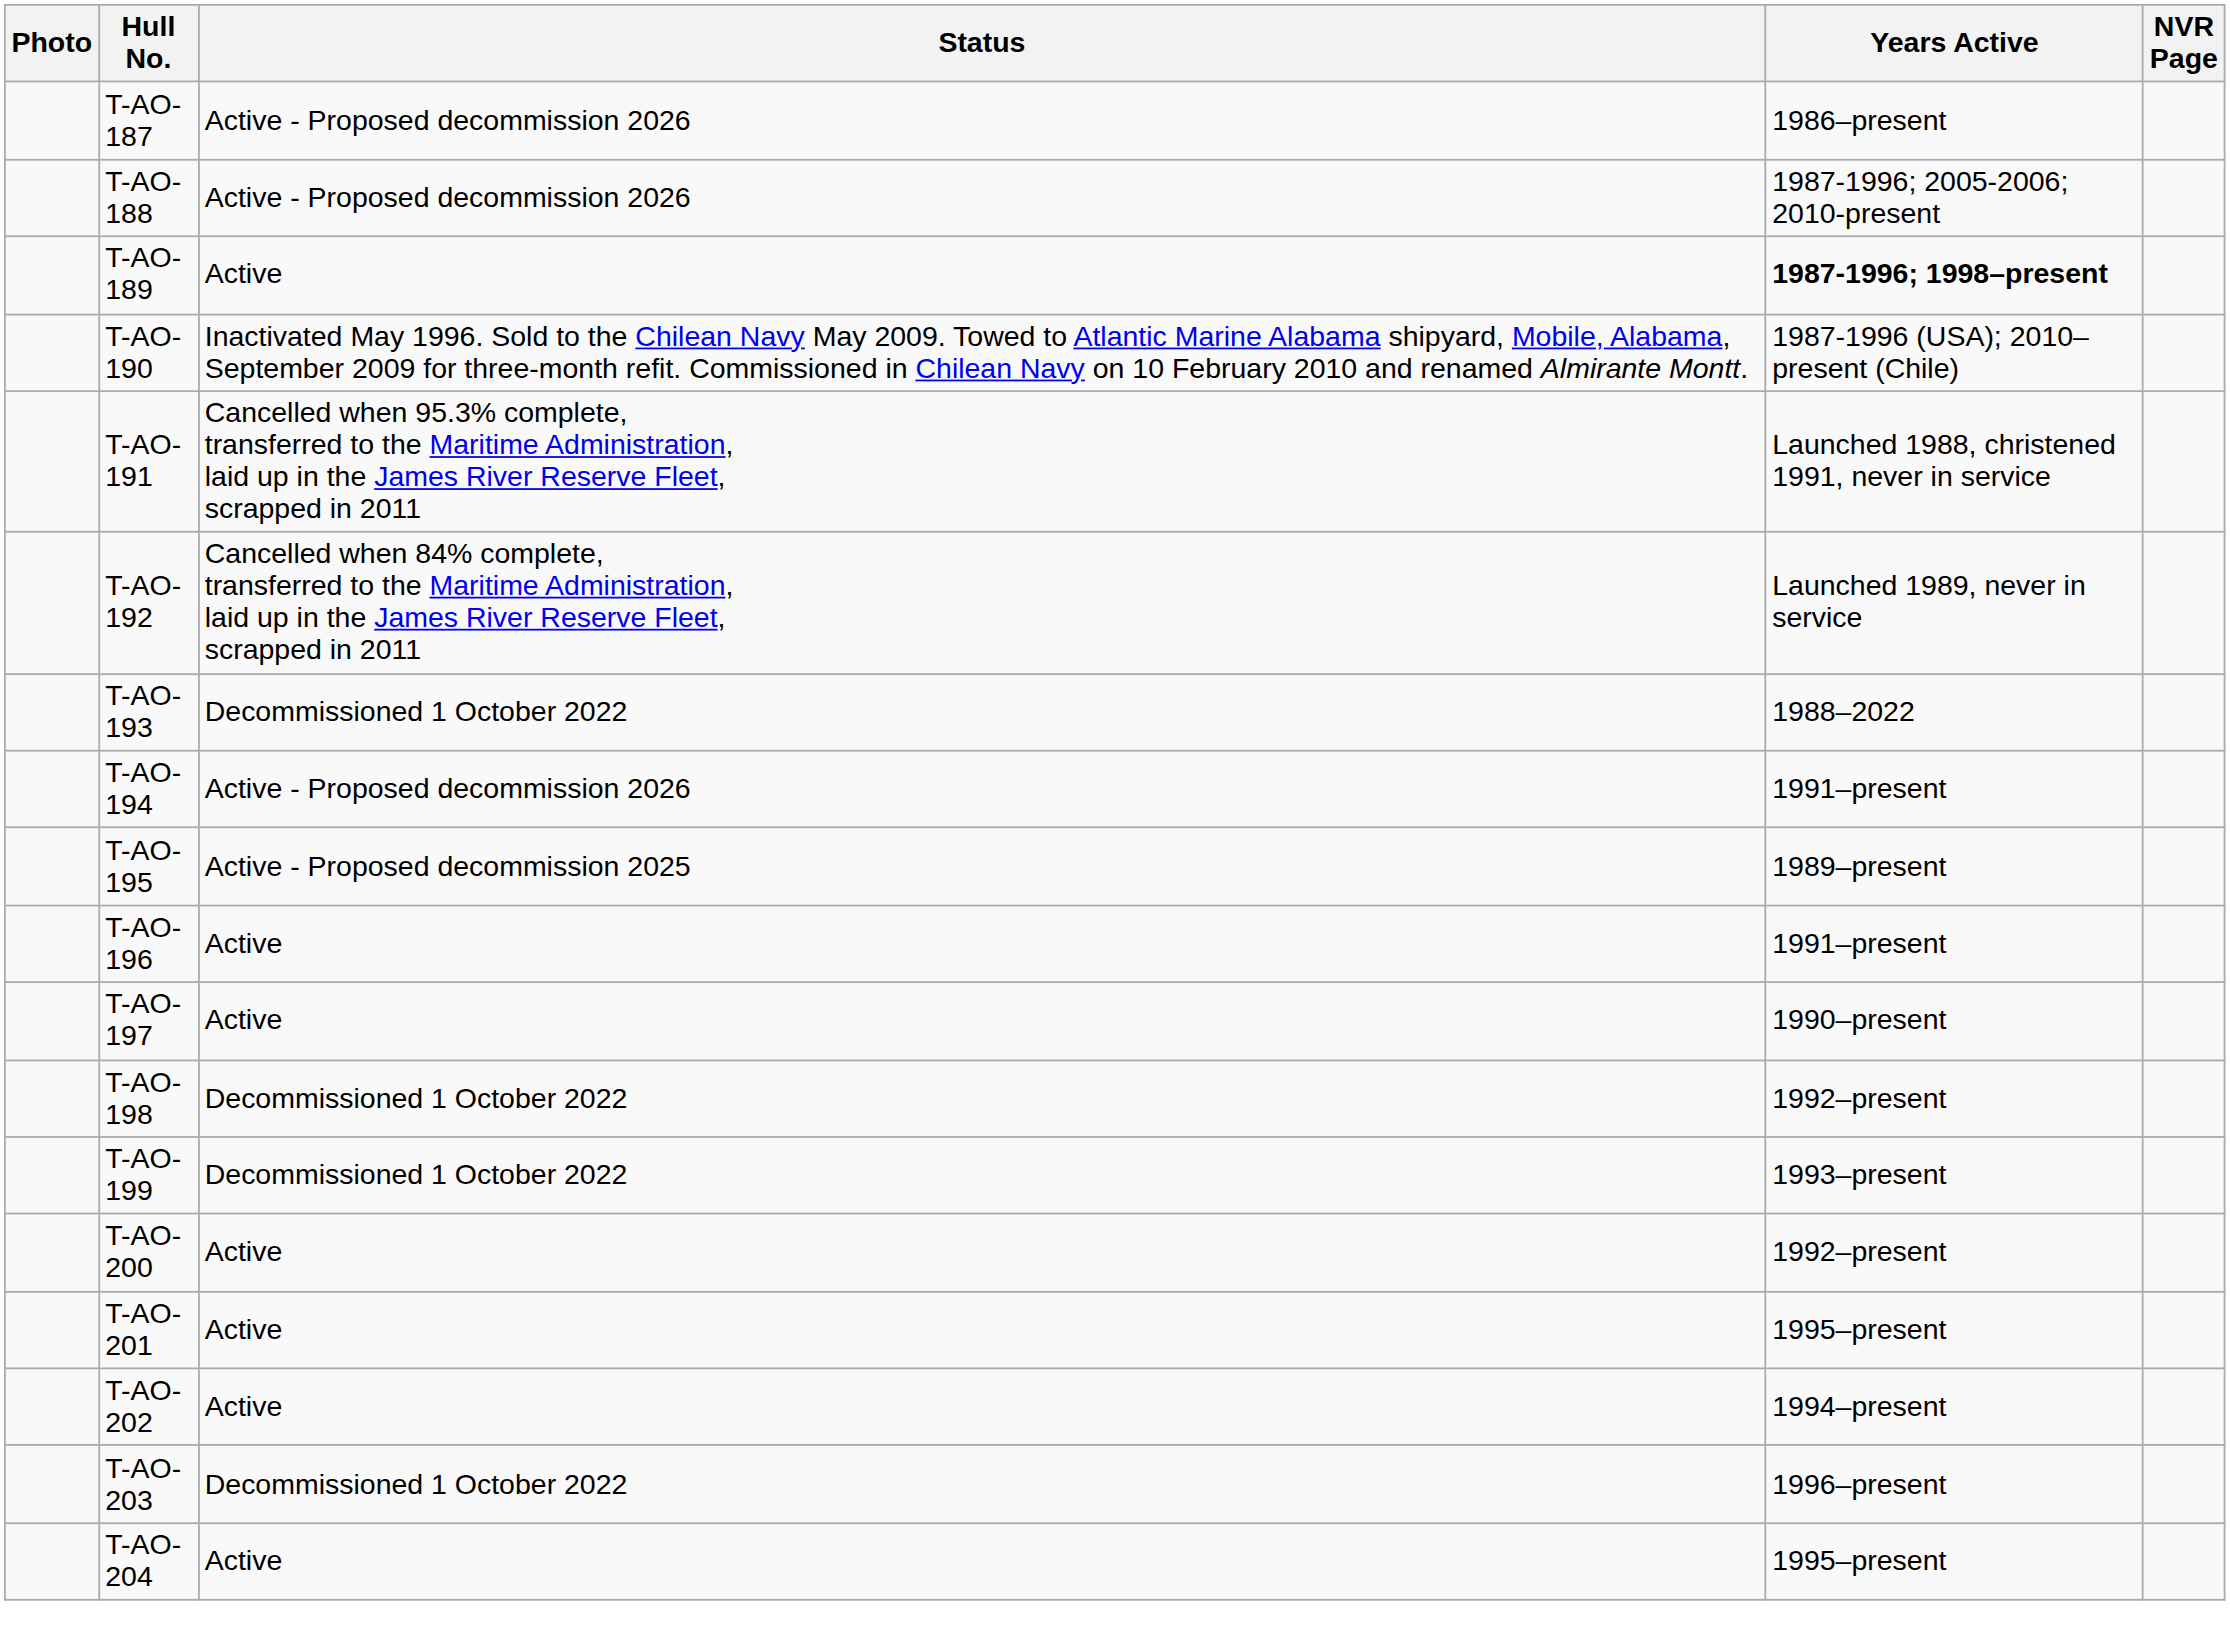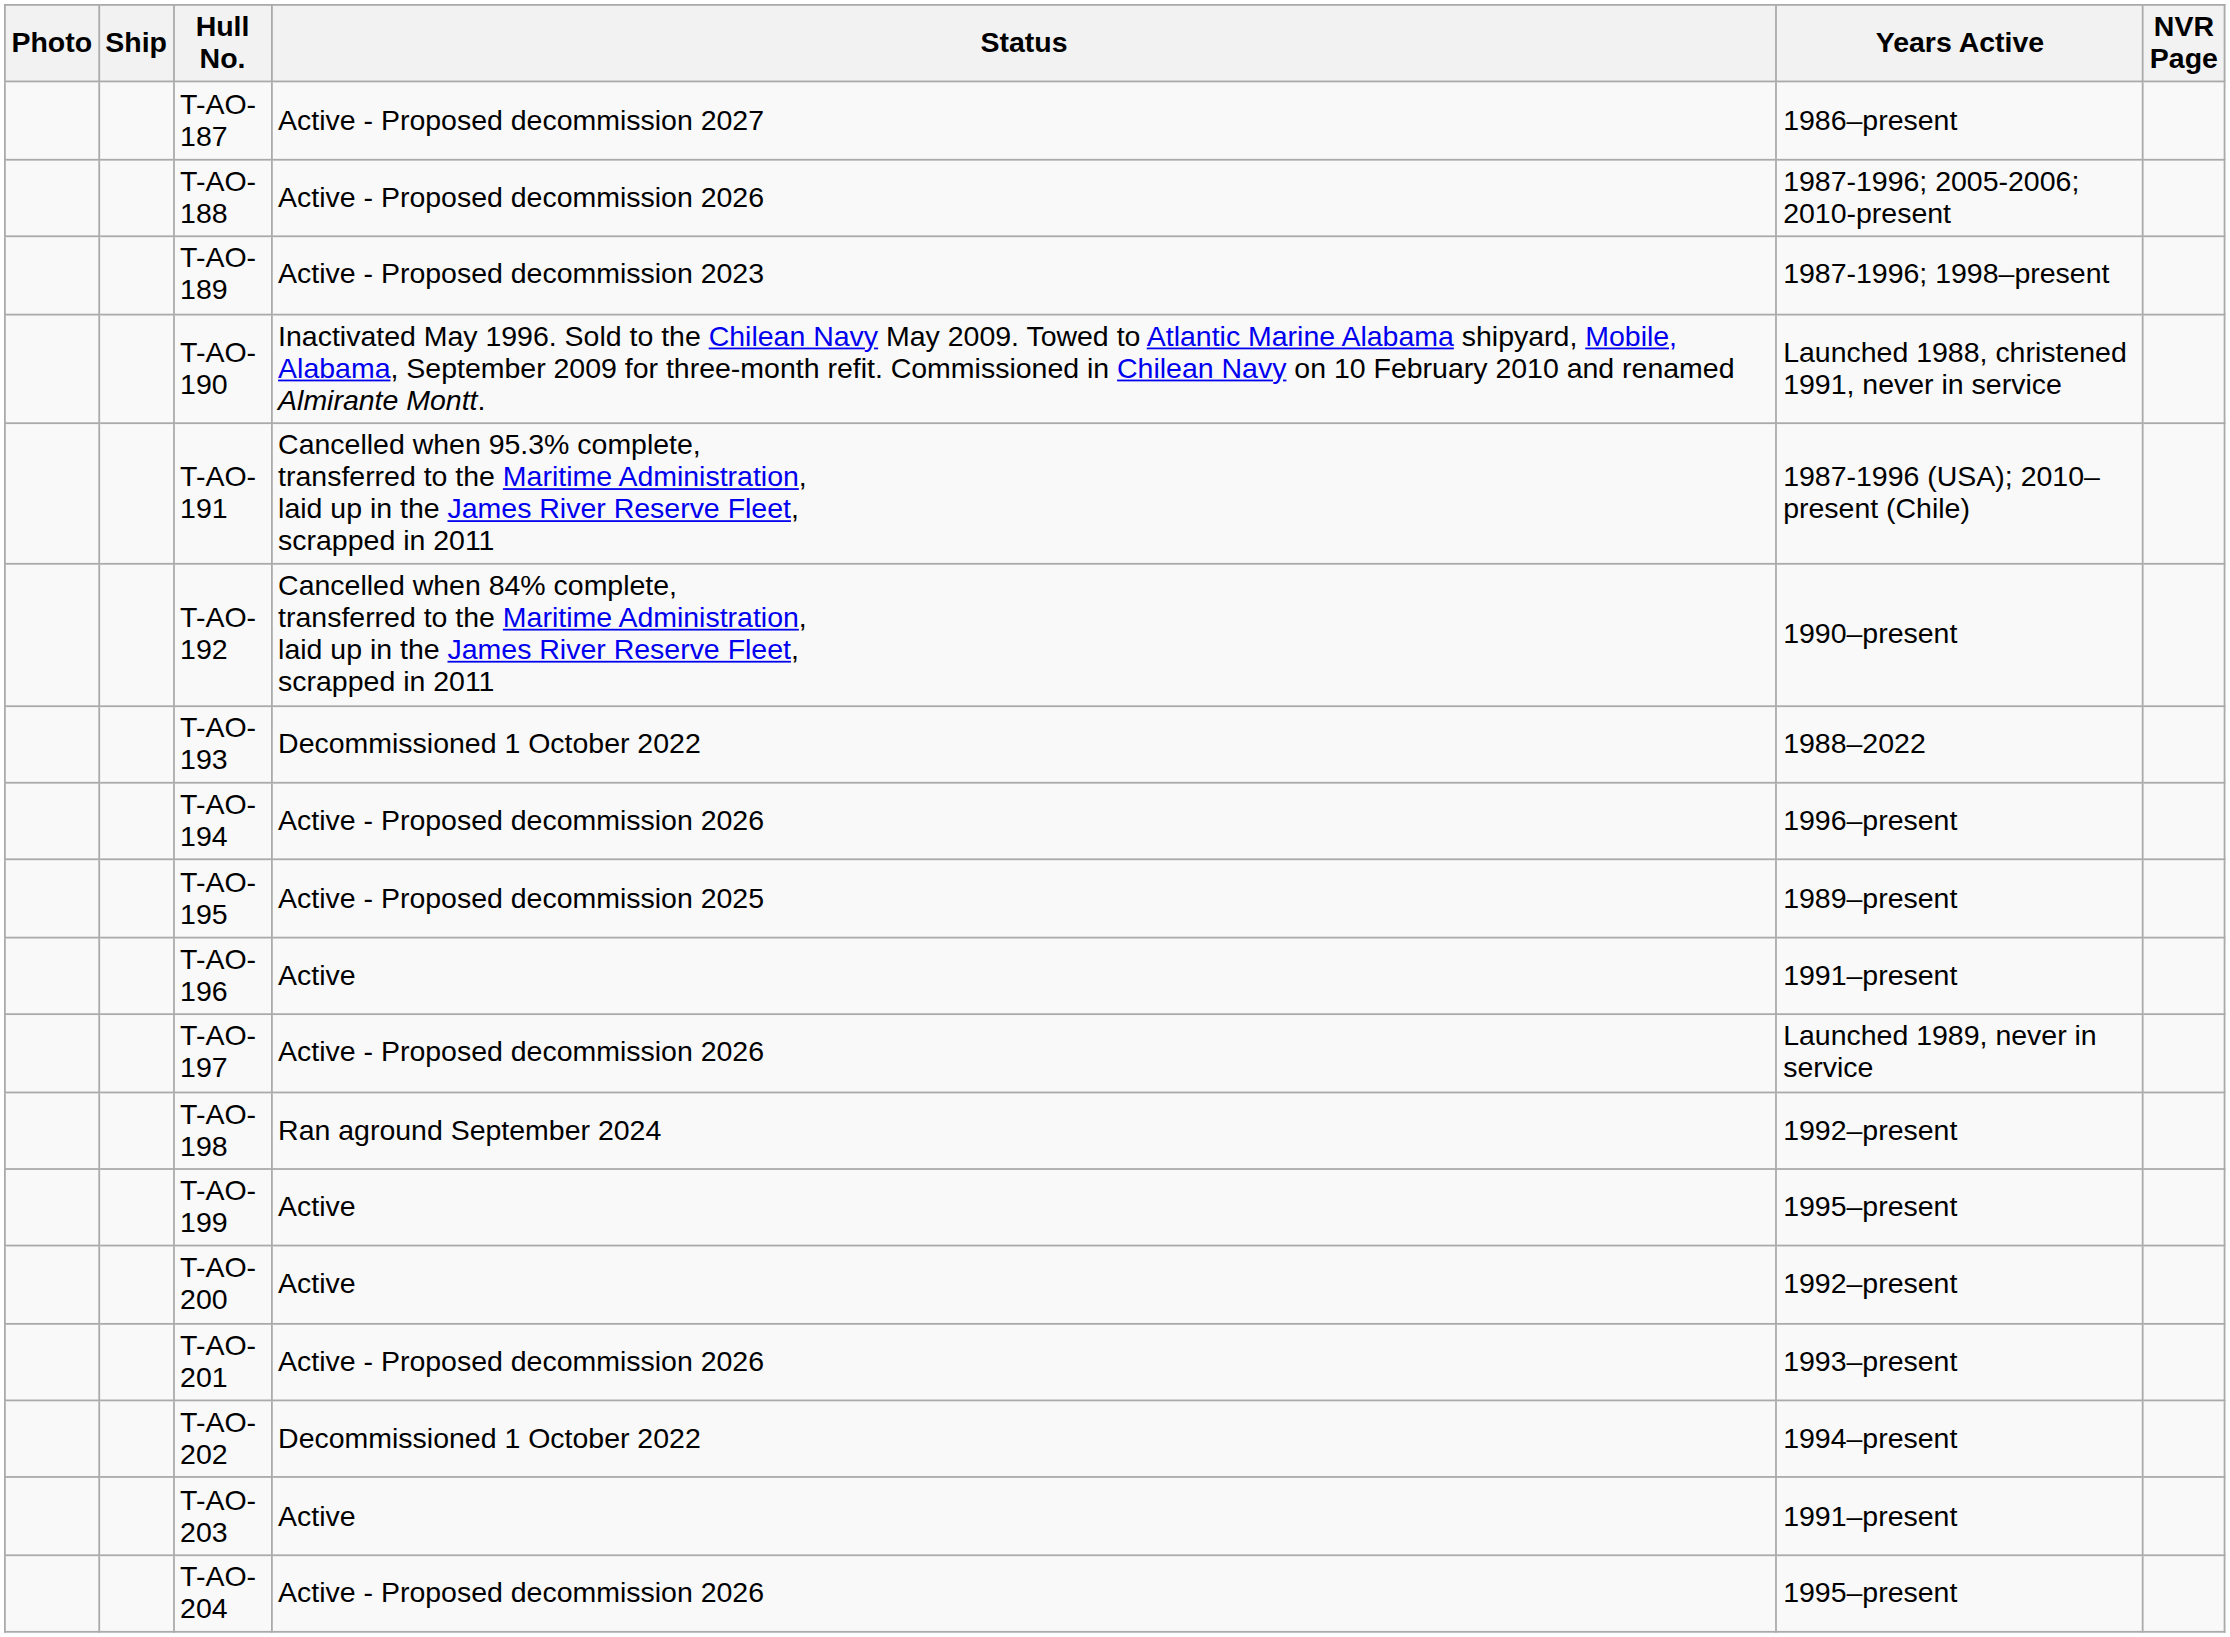+ column: (136, 43)
(448, 120) Active - Proposed decommission 2026 -> (521, 120) Active - Proposed decommission 2027
(244, 274) Active -> (521, 274) Active - Proposed decommission 2023
(1940, 274) bold -> (1946, 274) normal
(1931, 351) 1987-1996 (USA); 2010–present (Chile) -> (1955, 367) Launched 1988, christened 1991, never in service
(1944, 461) Launched 1988, christened 1991, never in service -> (1942, 493) 1987-1996 (USA); 2010–present (Chile)
(1929, 602) Launched 1989, never in service -> (1870, 634) 1990–present
(1859, 788) 1991–present -> (1870, 820) 1996–present
(244, 1020) Active -> (521, 1052) Active - Proposed decommission 2026
(1859, 1020) 1990–present -> (1940, 1052) Launched 1989, never in service
(416, 1097) Decommissioned 1 October 2022 -> (470, 1129) Ran aground September 2024
(416, 1174) Decommissioned 1 October 2022 -> (317, 1207) Active
(1859, 1174) 1993–present -> (1870, 1207) 1995–present
(244, 1329) Active -> (521, 1361) Active - Proposed decommission 2026
(1859, 1329) 1995–present -> (1870, 1361) 1993–present
(244, 1406) Active -> (489, 1438) Decommissioned 1 October 2022
(416, 1483) Decommissioned 1 October 2022 -> (317, 1515) Active
(1859, 1483) 1996–present -> (1870, 1515) 1991–present
(244, 1560) Active -> (521, 1593) Active - Proposed decommission 2026
